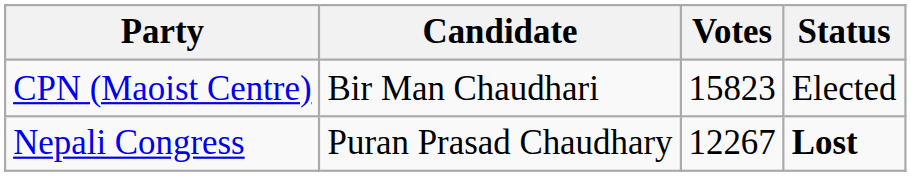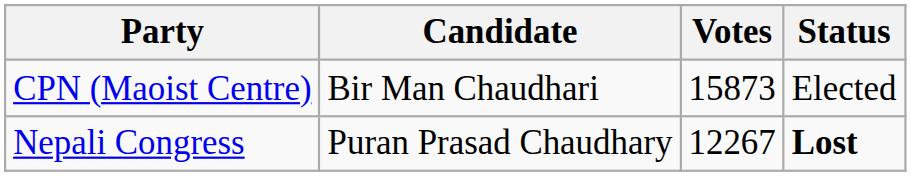(732, 87) 15823 -> (732, 87) 15873
